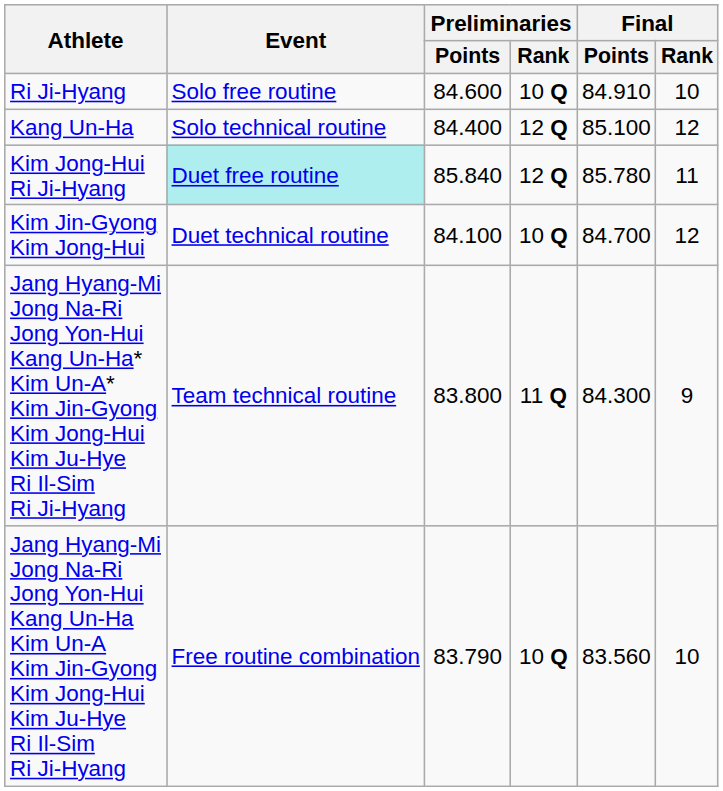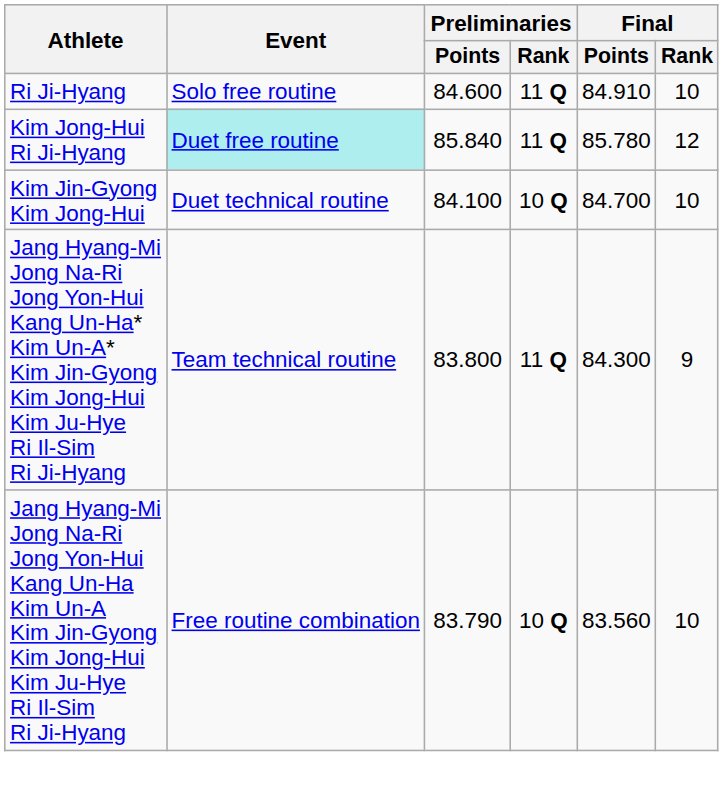(543, 92) 10 Q -> (543, 92) 11 Q
- row: (72, 127)
(543, 175) 12 Q -> (543, 140) 11 Q
(687, 175) 11 -> (687, 140) 12
(687, 236) 12 -> (687, 200) 10
